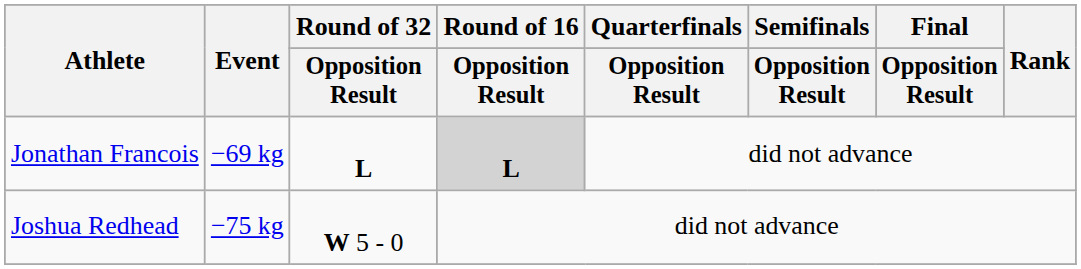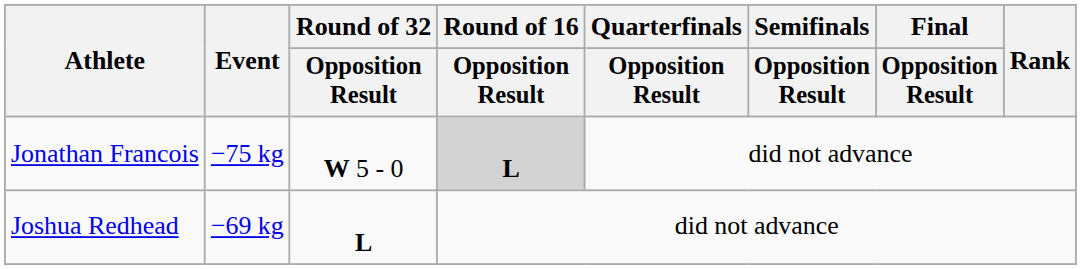(247, 153) −69 kg -> (247, 153) −75 kg
(364, 168) L -> (364, 168) W 5 - 0
(247, 226) −75 kg -> (247, 226) −69 kg
(364, 242) W 5 - 0 -> (364, 242) L
